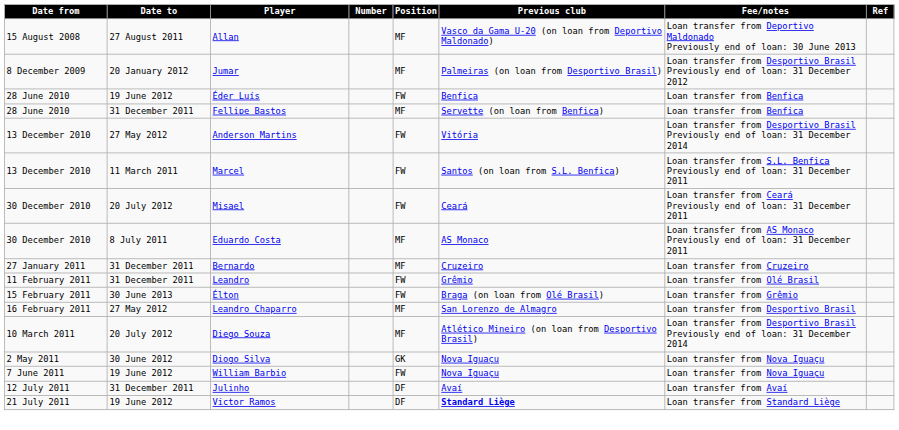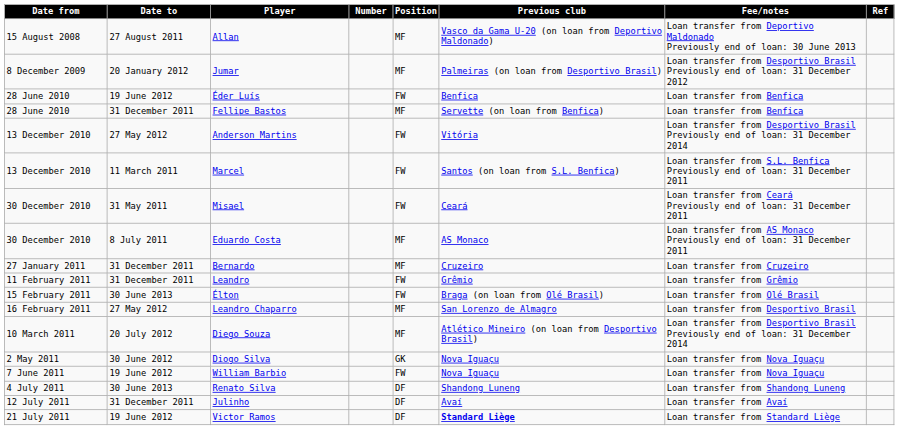(141, 206) 20 July 2012 -> (138, 206) 31 May 2011
(743, 280) Loan transfer from Olé Brasil -> (732, 280) Loan transfer from Grêmio
(732, 295) Loan transfer from Grêmio -> (743, 295) Loan transfer from Olé Brasil
+ row: (244, 388)
